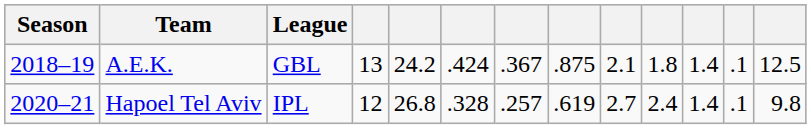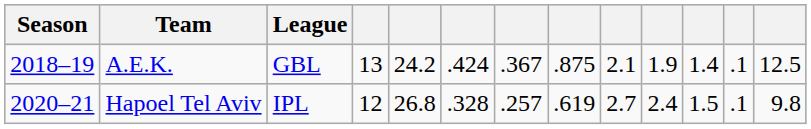(662, 64) 1.8 -> (662, 64) 1.9
(704, 103) 1.4 -> (704, 103) 1.5
